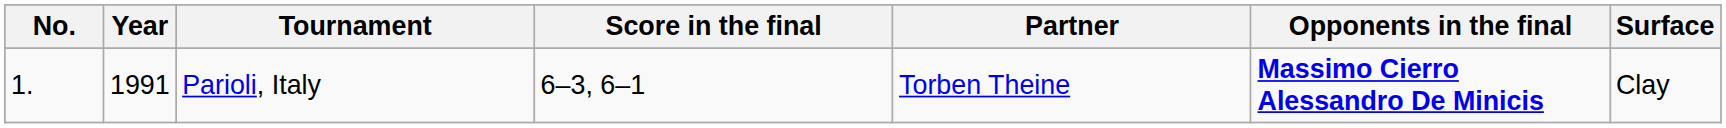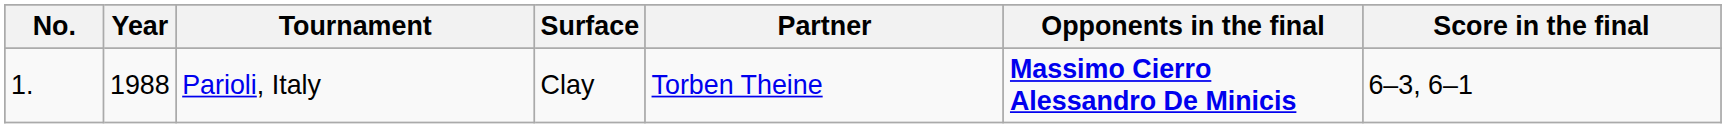columns swapped: (1665, 25) <-> (714, 25)
(140, 84) 1991 -> (140, 84) 1988
